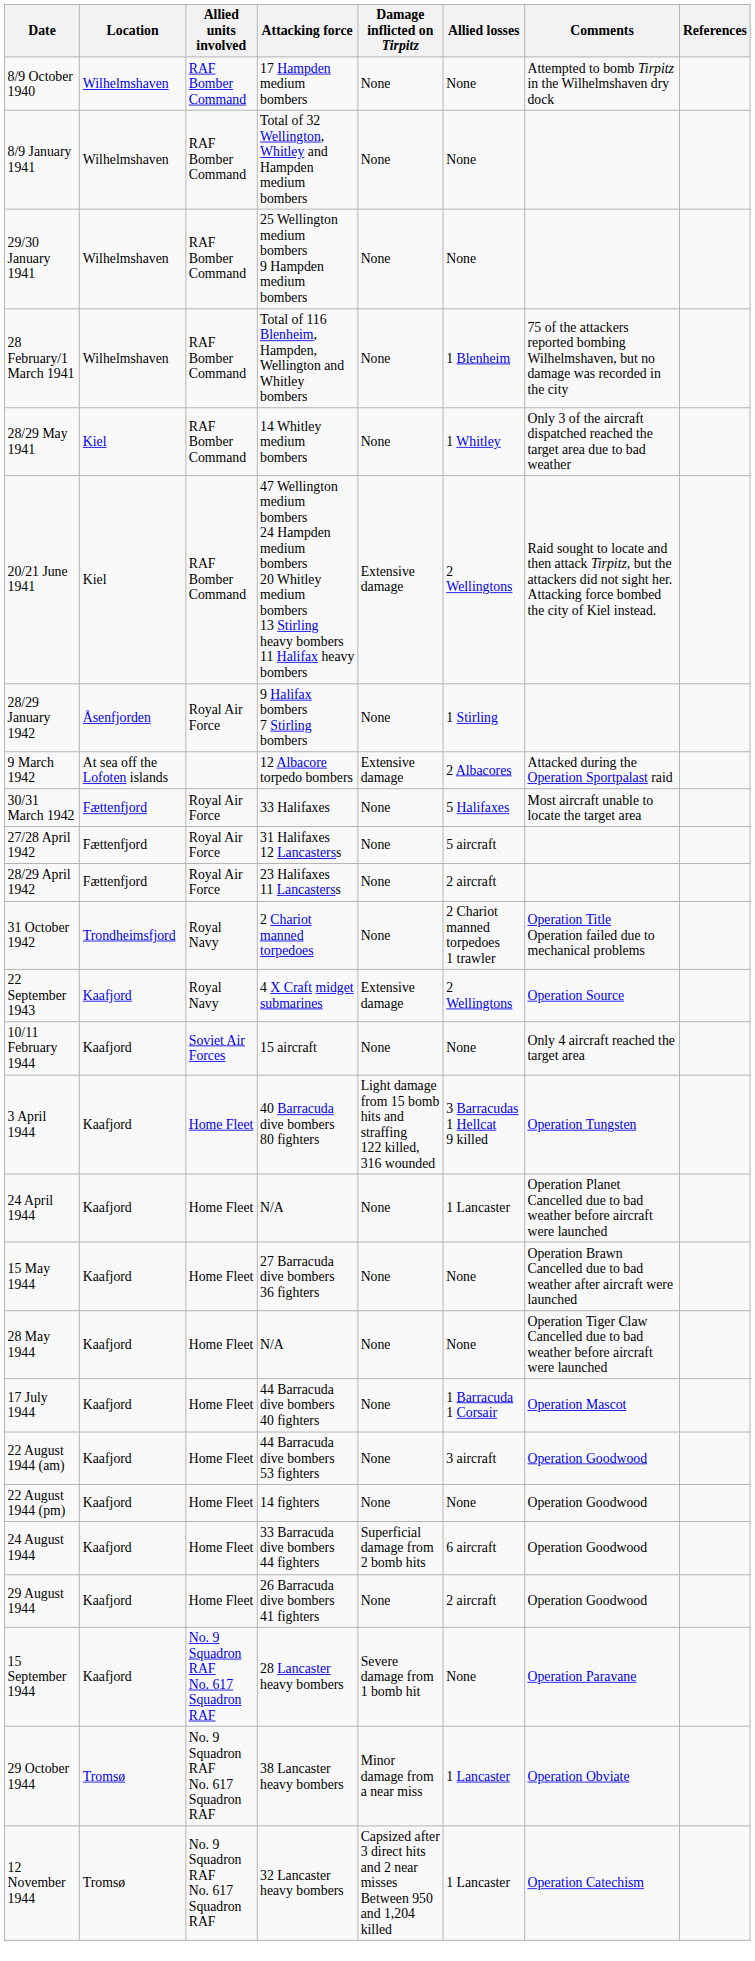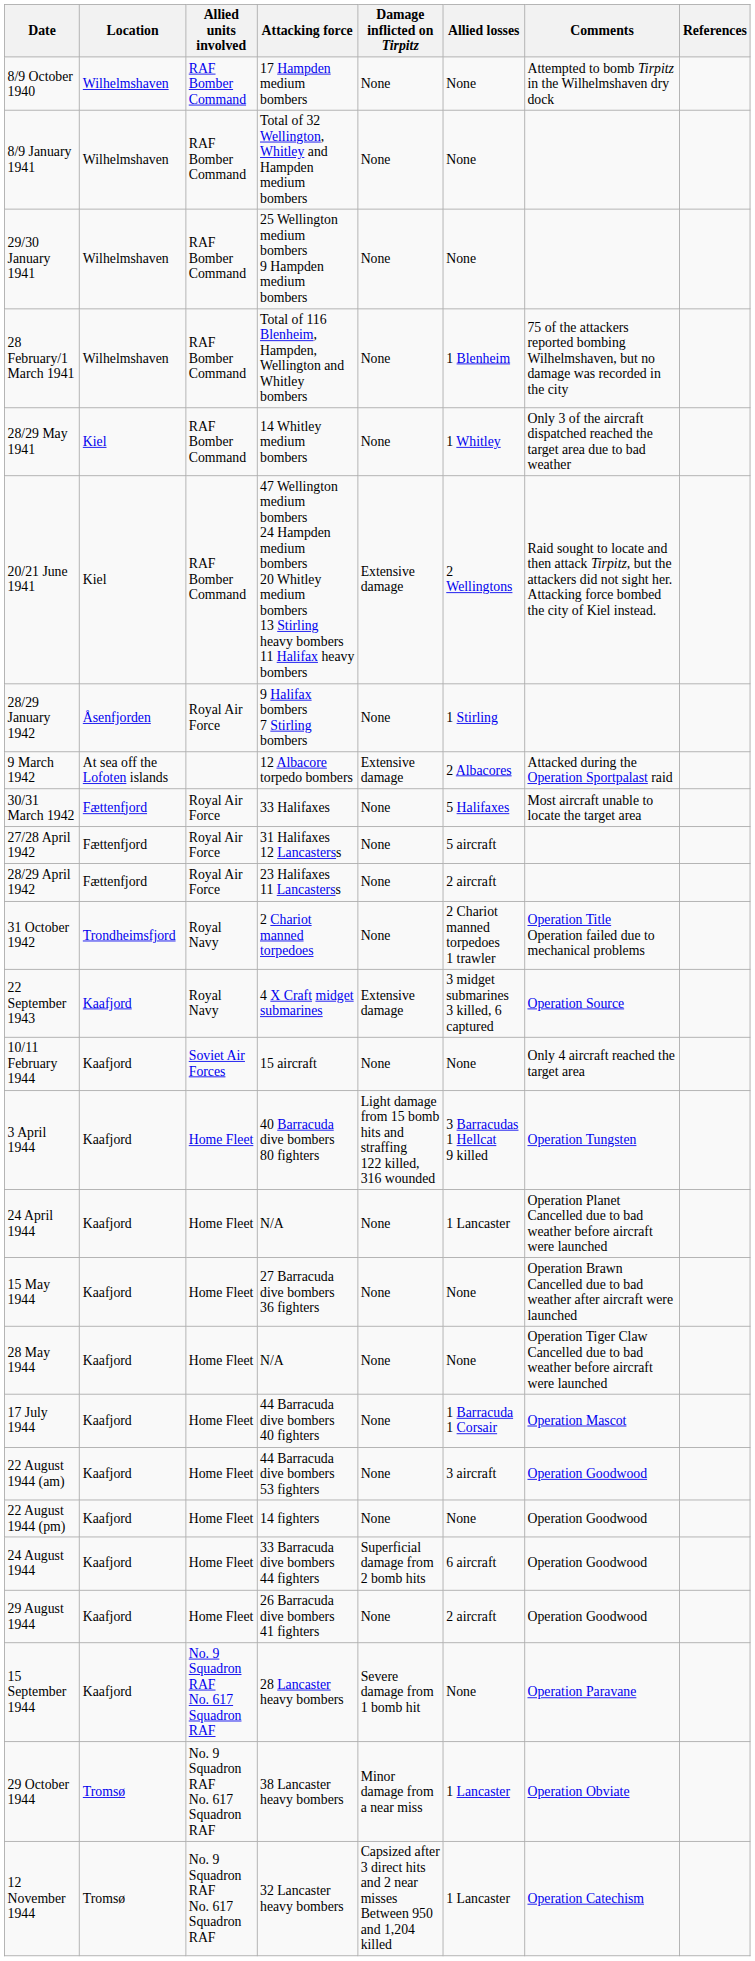(479, 995) 2 Wellingtons -> (478, 1003) 3 midget submarines 3 killed, 6 captured
